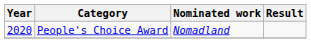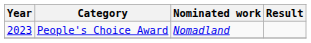(19, 30) 2020 -> (19, 30) 2023
